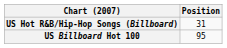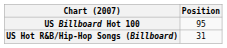rows swapped: (92, 37) <-> (92, 24)
